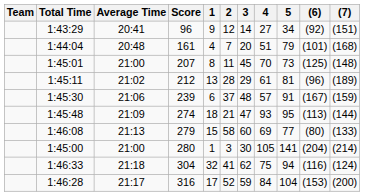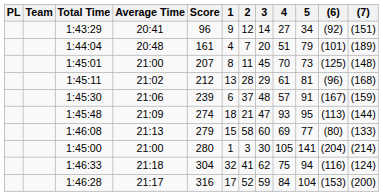+ column: (14, 13)
(345, 47) (168) -> (363, 47) (189)
(345, 81) (189) -> (363, 81) (168)
